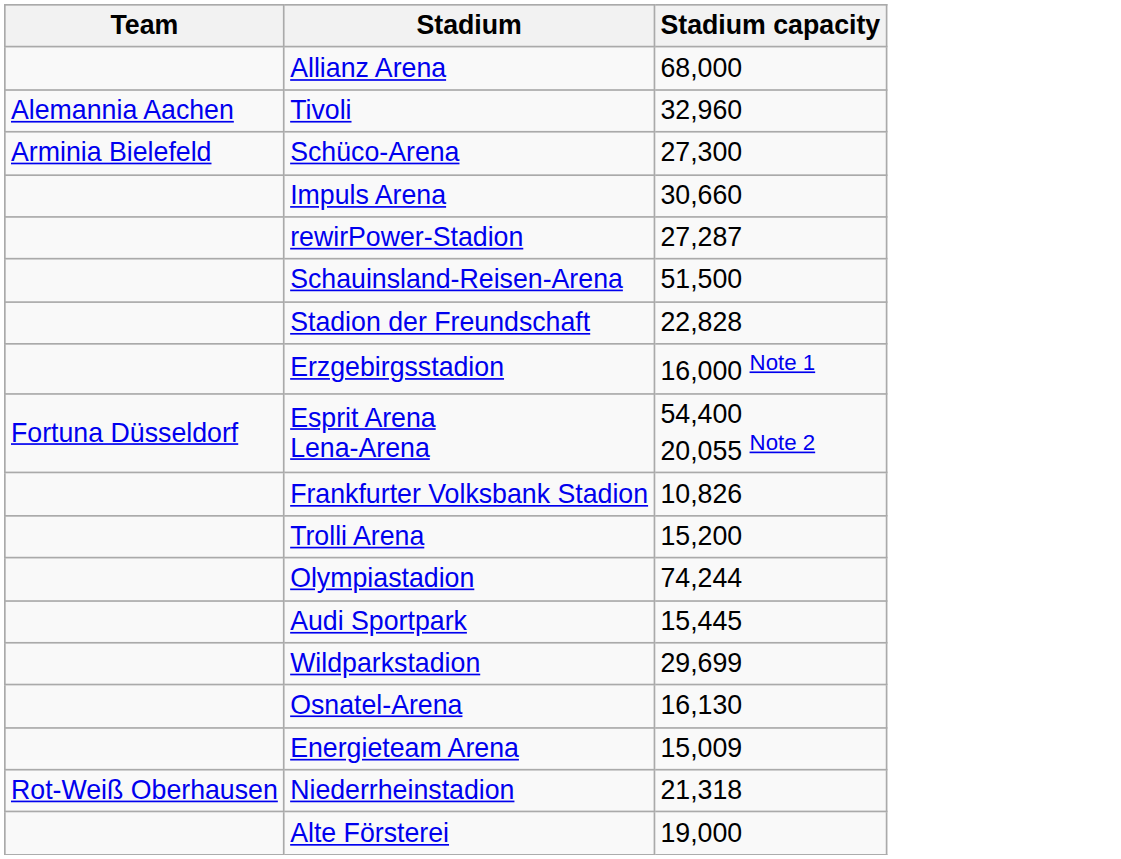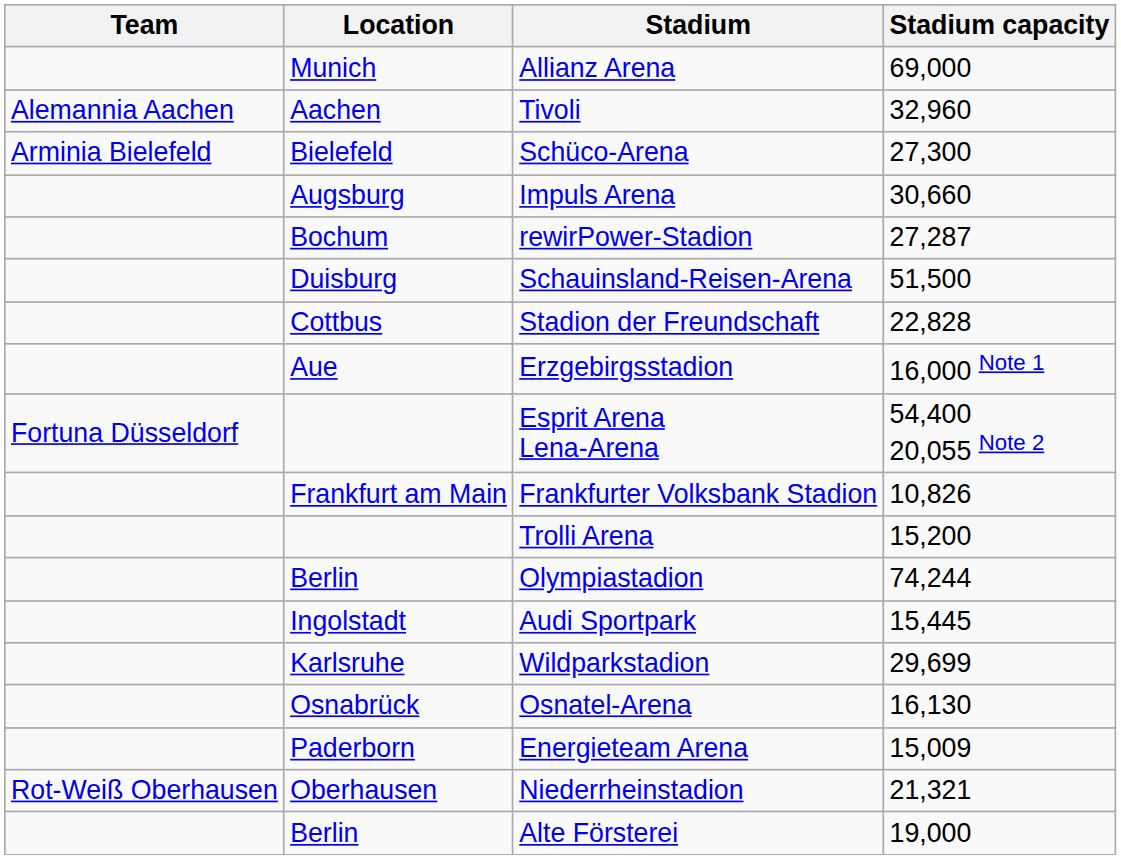+ column: (399, 25)
(701, 68) 68,000 -> (930, 68) 69,000
(701, 790) 21,318 -> (930, 790) 21,321
